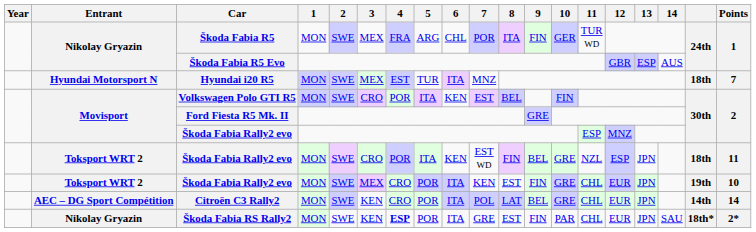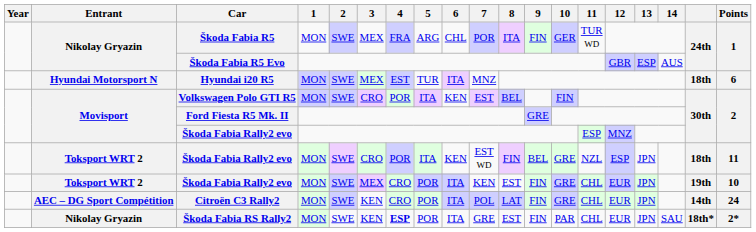(734, 79) 7 -> (734, 79) 6
(538, 200) BEL -> (538, 200) FIN
(734, 200) 14 -> (734, 200) 24
